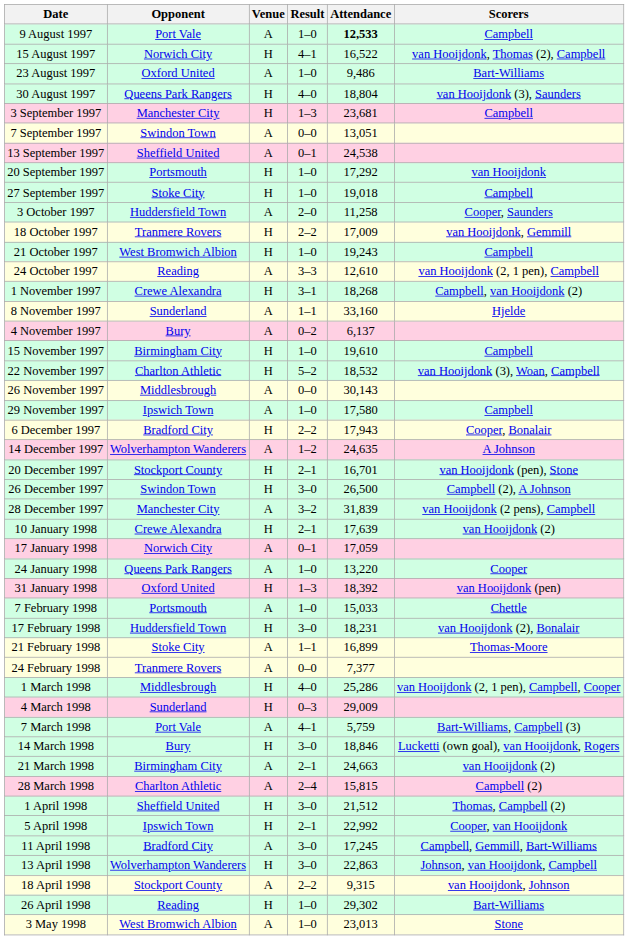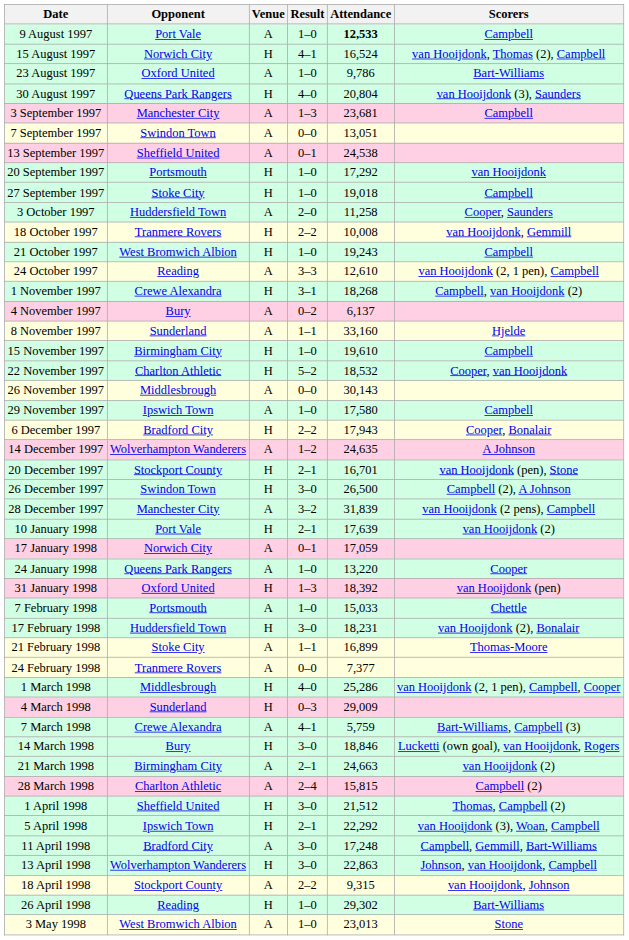(361, 53) 16,522 -> (361, 53) 16,524
(361, 73) 9,486 -> (361, 73) 9,786
(361, 93) 18,804 -> (361, 93) 20,804
(268, 113) H -> (268, 113) A
(361, 232) 17,009 -> (361, 232) 10,008
rows swapped: (56, 331) <-> (56, 311)
(509, 370) van Hooijdonk (3), Woan, Campbell -> (509, 370) Cooper, van Hooijdonk
(178, 529) Crewe Alexandra -> (178, 529) Port Vale
(178, 726) Port Vale -> (178, 726) Crewe Alexandra
(361, 825) 22,992 -> (361, 825) 22,292
(509, 825) Cooper, van Hooijdonk -> (509, 825) van Hooijdonk (3), Woan, Campbell
(361, 845) 17,245 -> (361, 845) 17,248
